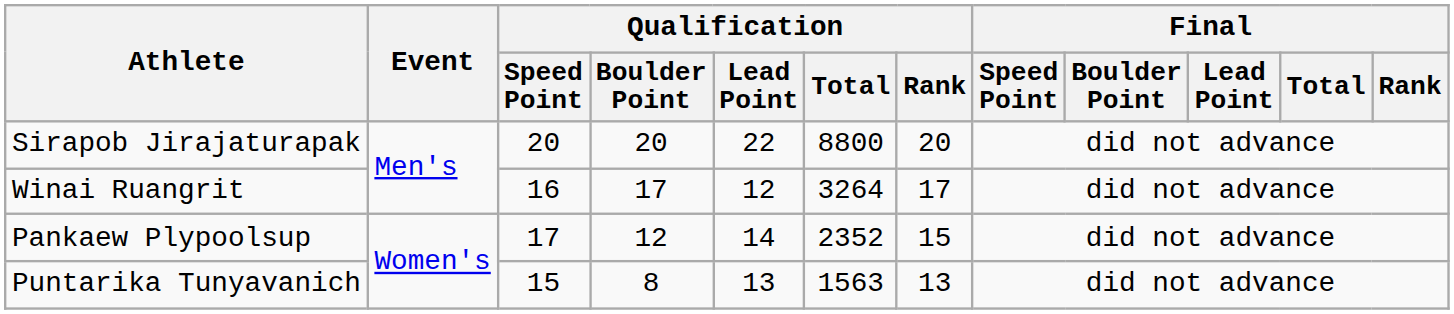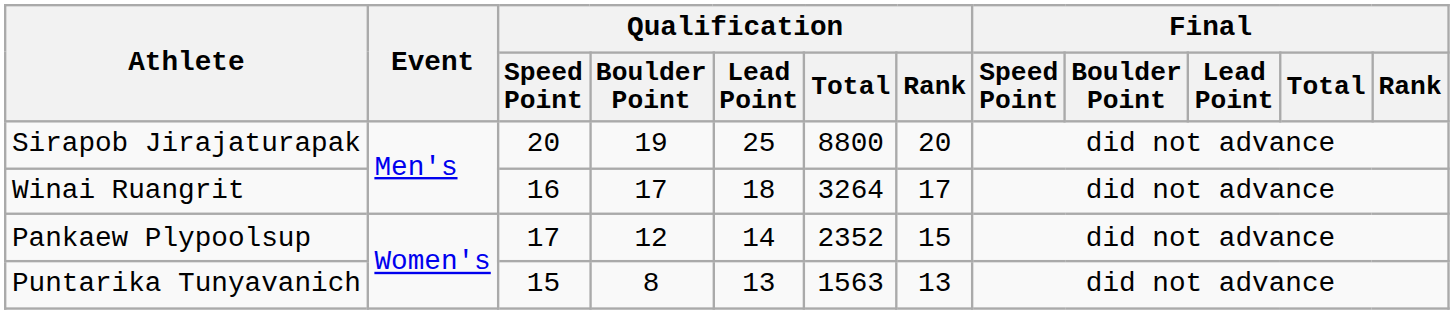(651, 145) 20 -> (651, 145) 19
(759, 145) 22 -> (759, 145) 25
(759, 191) 12 -> (759, 191) 18
